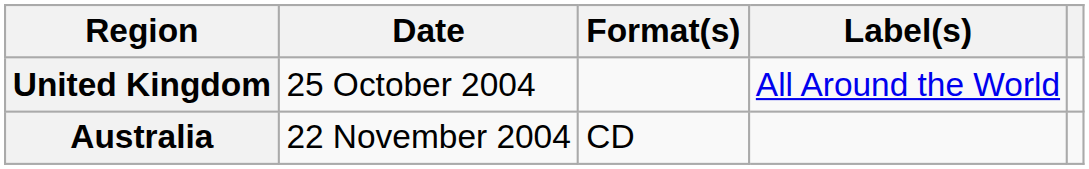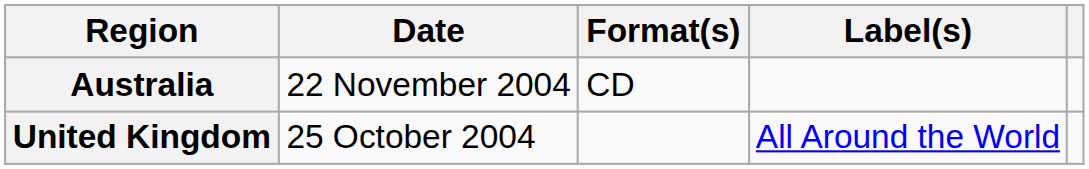rows swapped: (142, 84) <-> (142, 137)
